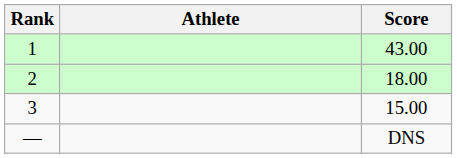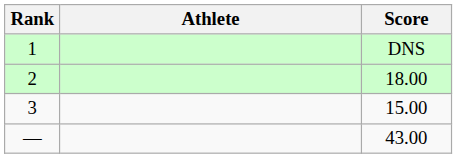(406, 49) 43.00 -> (406, 49) DNS
(406, 138) DNS -> (406, 138) 43.00
